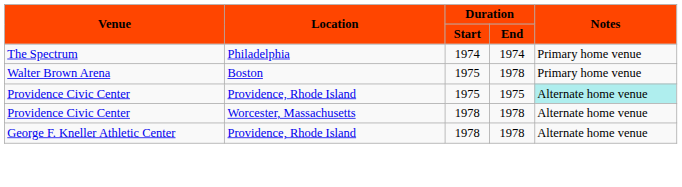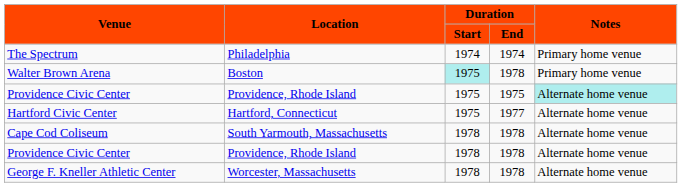(467, 73) no background -> (467, 73) paleturquoise background
+ row: (62, 113)
+ row: (58, 133)
(292, 113) Worcester, Massachusetts -> (292, 152) Providence, Rhode Island
(292, 133) Providence, Rhode Island -> (292, 172) Worcester, Massachusetts
